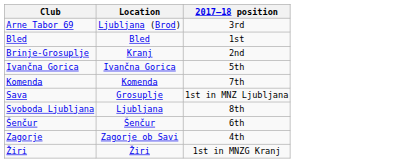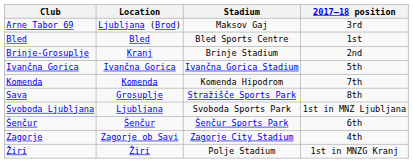+ column: (242, 11)
(237, 95) 1st in MNZ Ljubljana -> (354, 95) 8th
(237, 109) 8th -> (354, 109) 1st in MNZ Ljubljana
